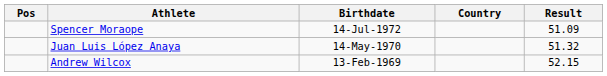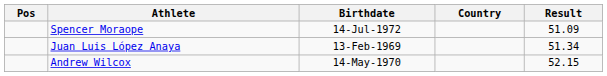(367, 46) 14-May-1970 -> (367, 46) 13-Feb-1969
(564, 46) 51.32 -> (564, 46) 51.34
(367, 63) 13-Feb-1969 -> (367, 63) 14-May-1970
